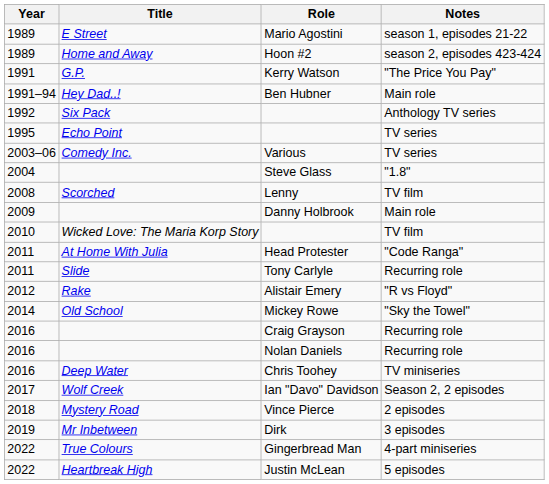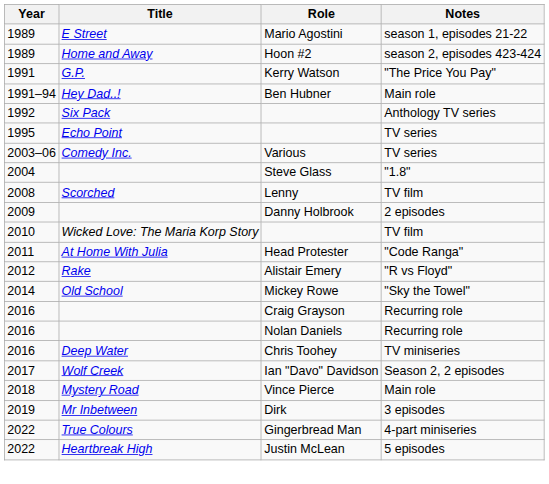(410, 212) Main role -> (414, 212) 2 episodes
- row: (75, 271)
(414, 410) 2 episodes -> (410, 390) Main role
